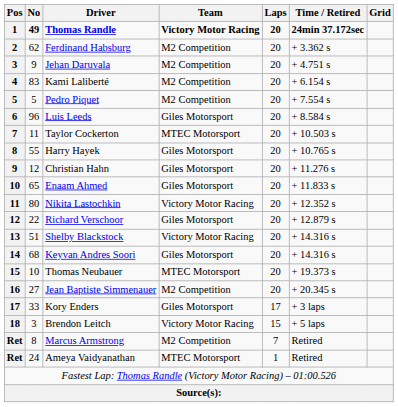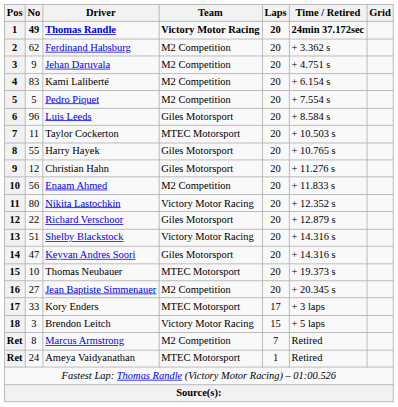(34, 185) 65 -> (34, 185) 56
(197, 185) Giles Motorsport -> (196, 185) M2 Competition
(34, 254) 68 -> (34, 254) 47
(197, 306) Giles Motorsport -> (201, 306) MTEC Motorsport
